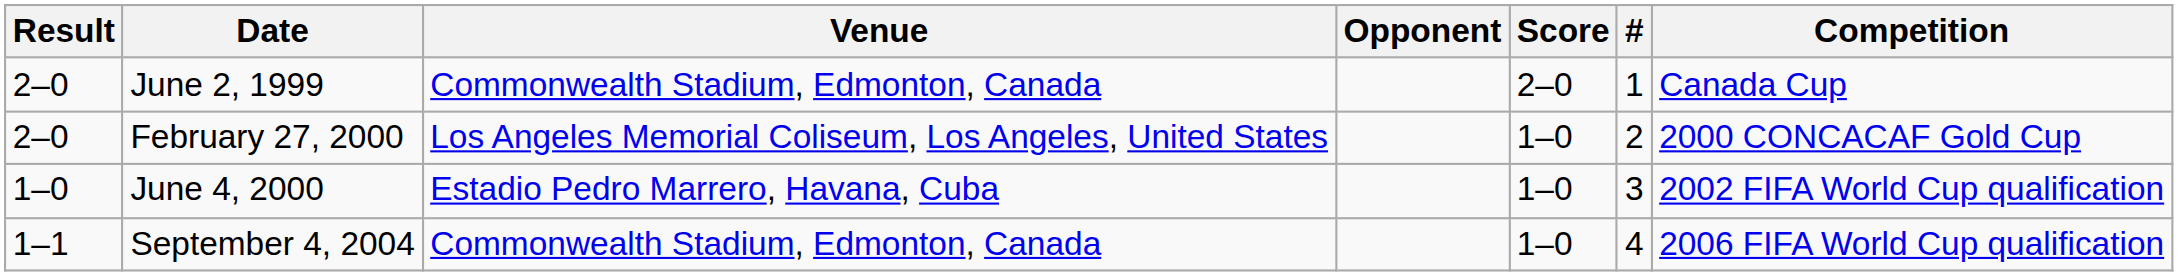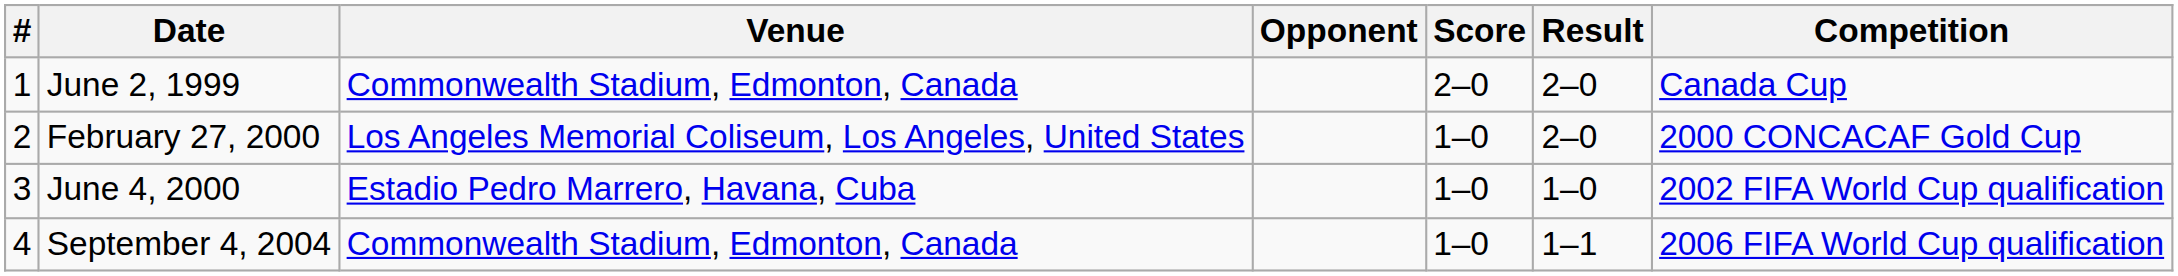columns swapped: (1634, 31) <-> (64, 31)
